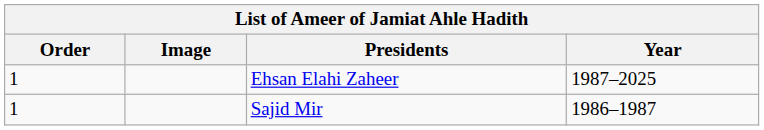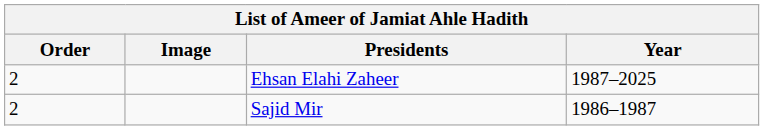(14, 79) 1 -> (14, 79) 2
(14, 109) 1 -> (14, 109) 2
